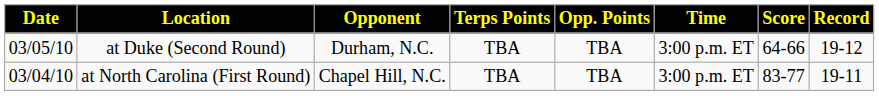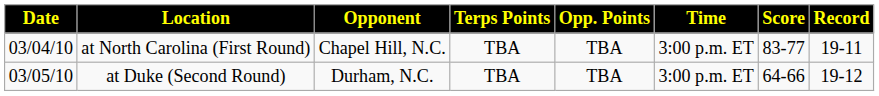rows swapped: (196, 76) <-> (196, 47)
